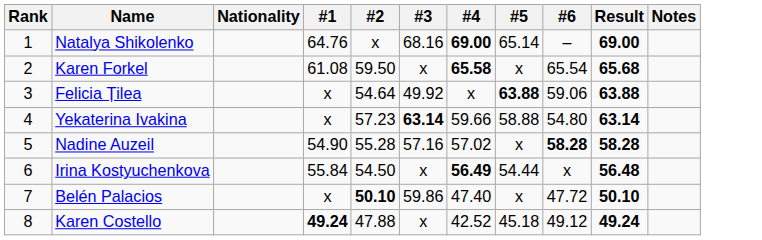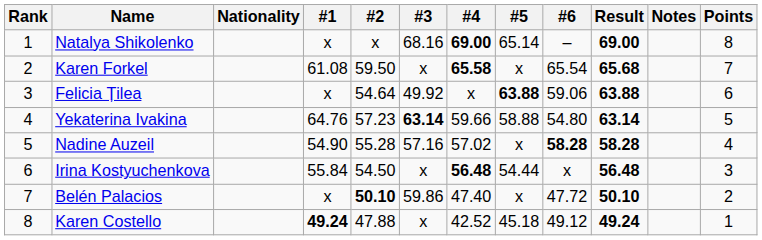+ column: (728, 17)
(327, 42) 64.76 -> (327, 42) x
(327, 119) x -> (327, 119) 64.76
(471, 171) 56.49 -> (471, 171) 56.48
